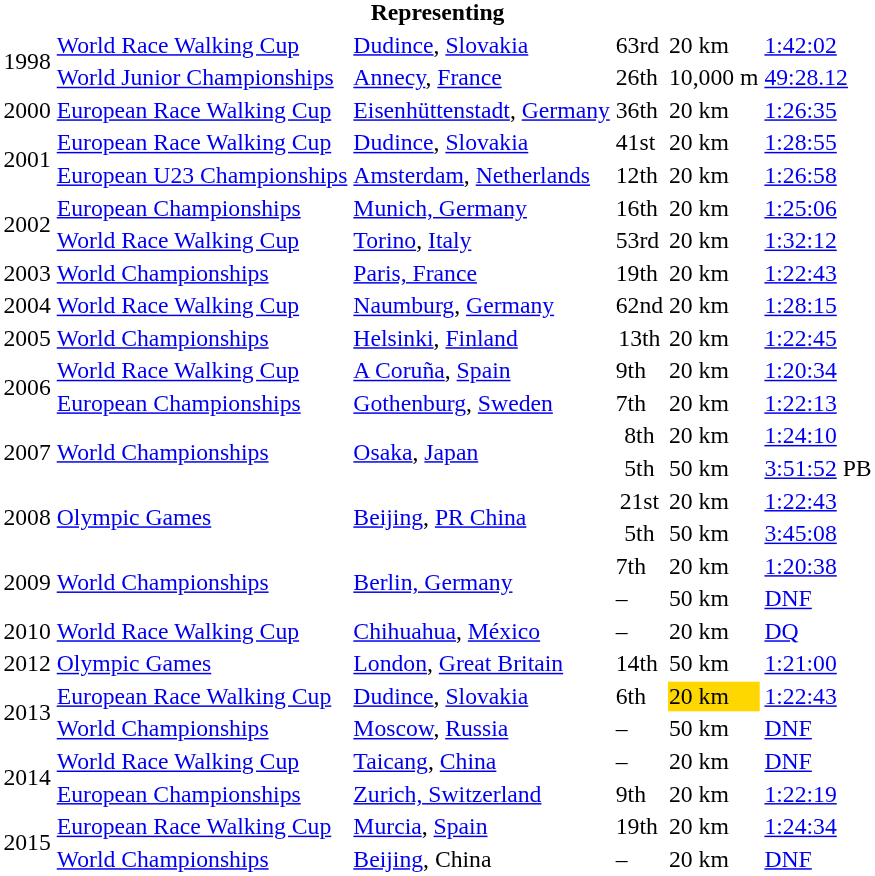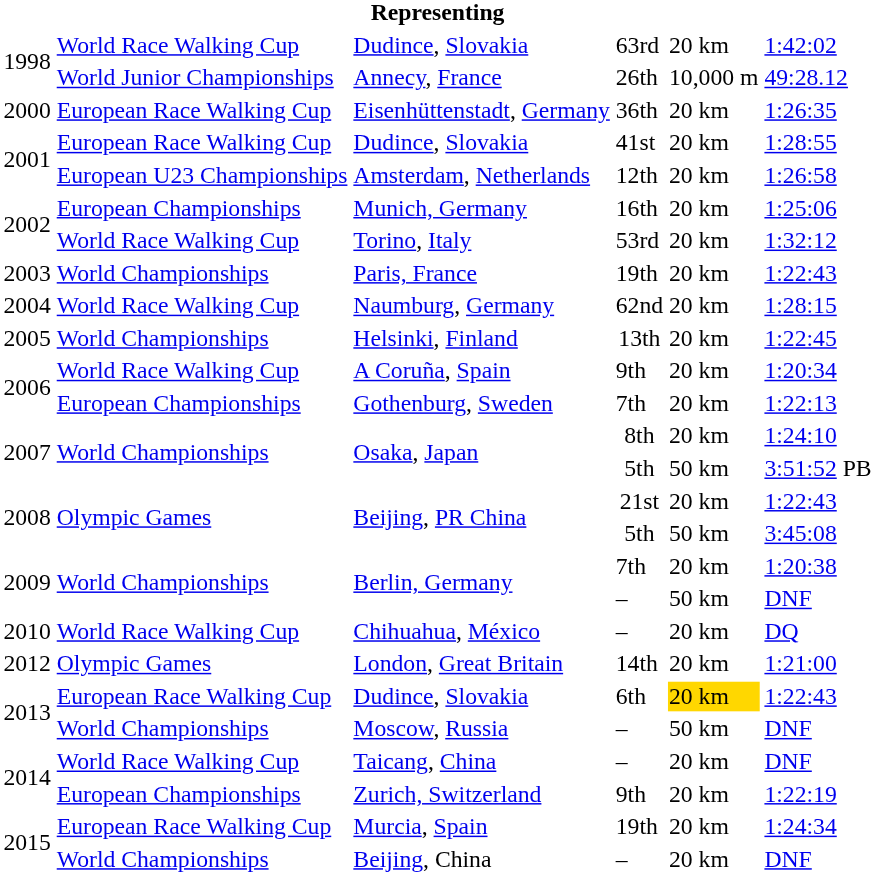(699, 663) 50 km -> (699, 663) 20 km
